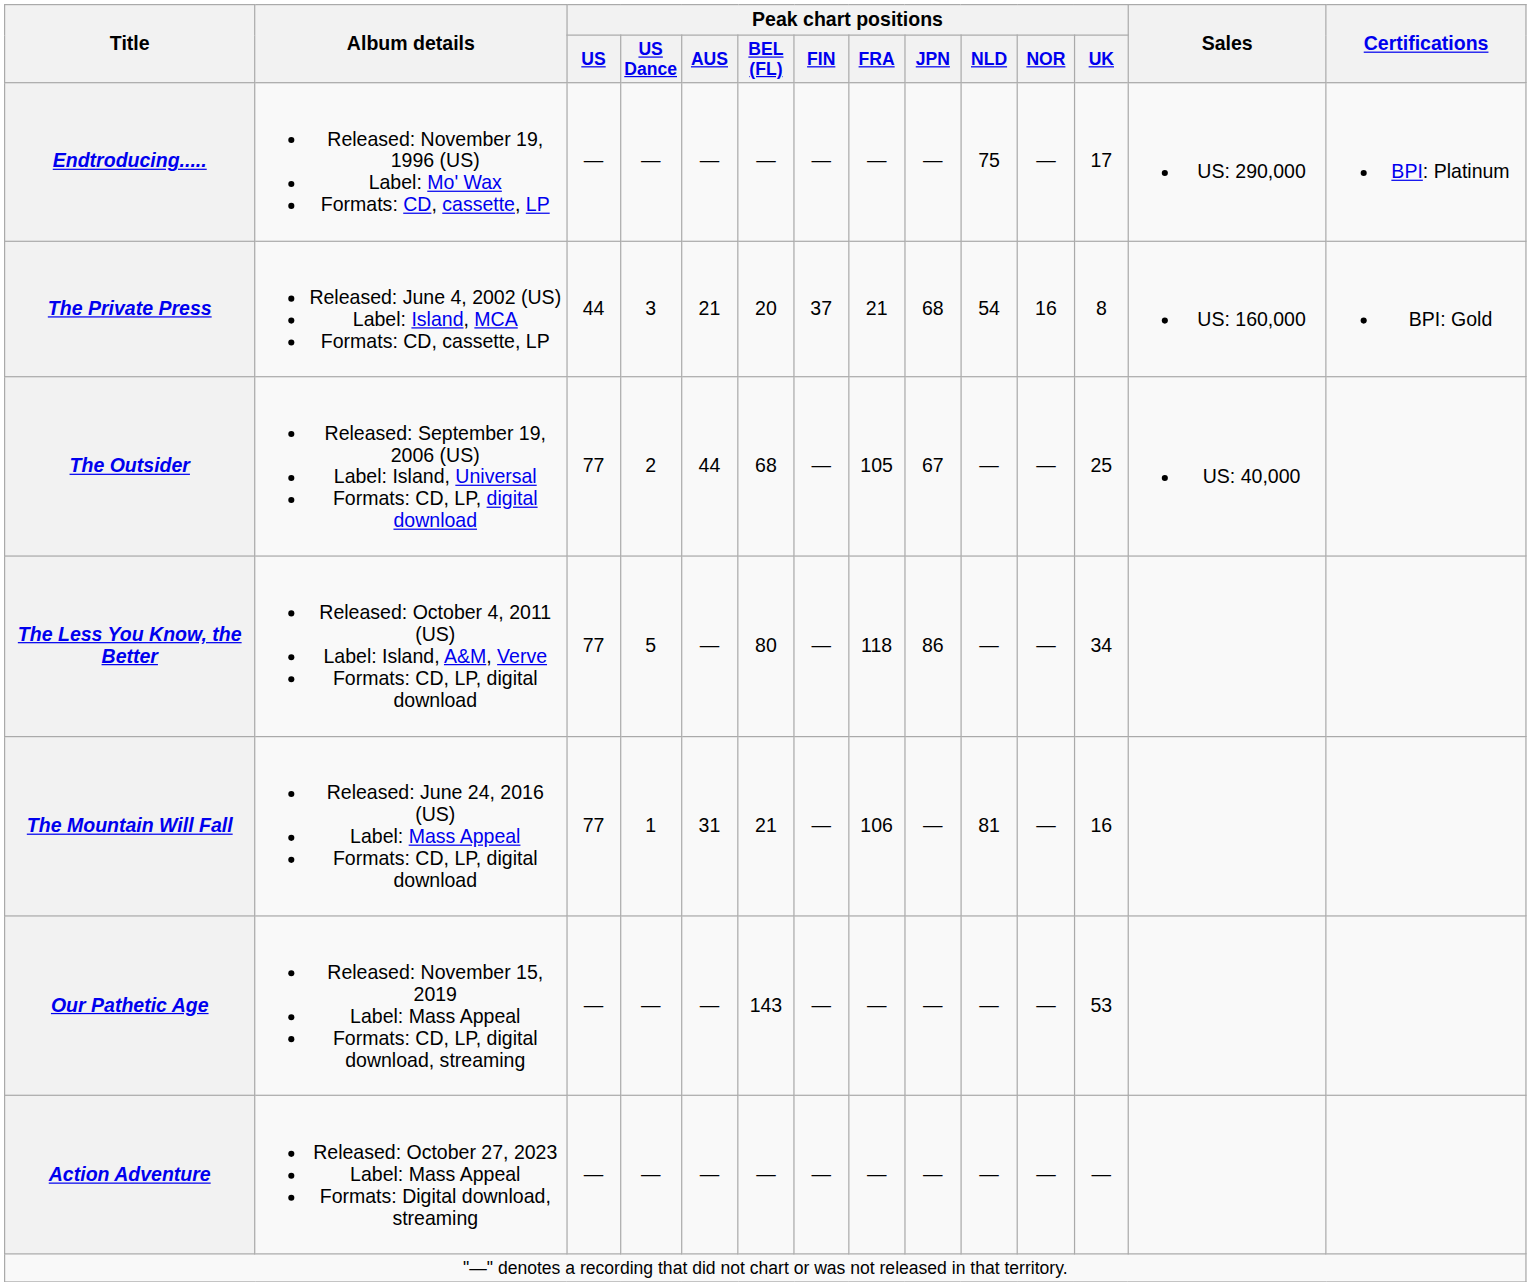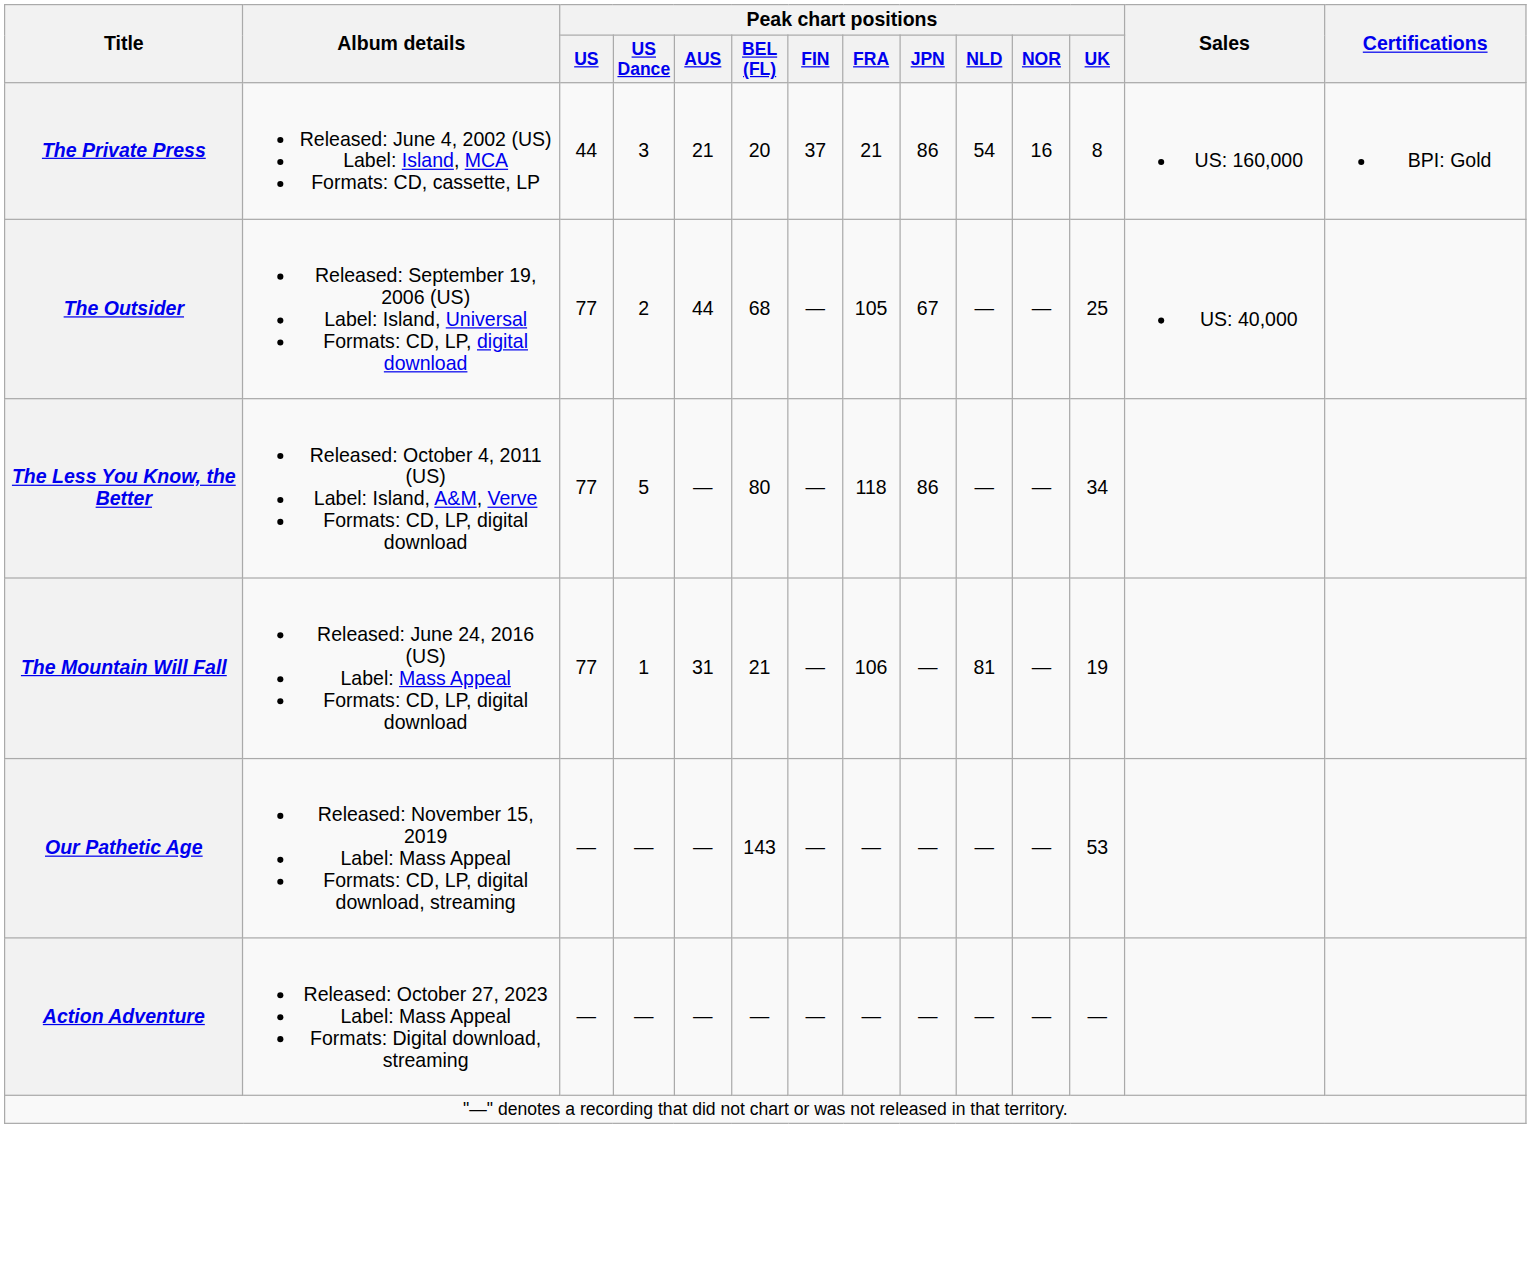- row: (130, 161)
(933, 308) 68 -> (928, 150) 86
(1101, 825) 16 -> (1097, 668) 19
